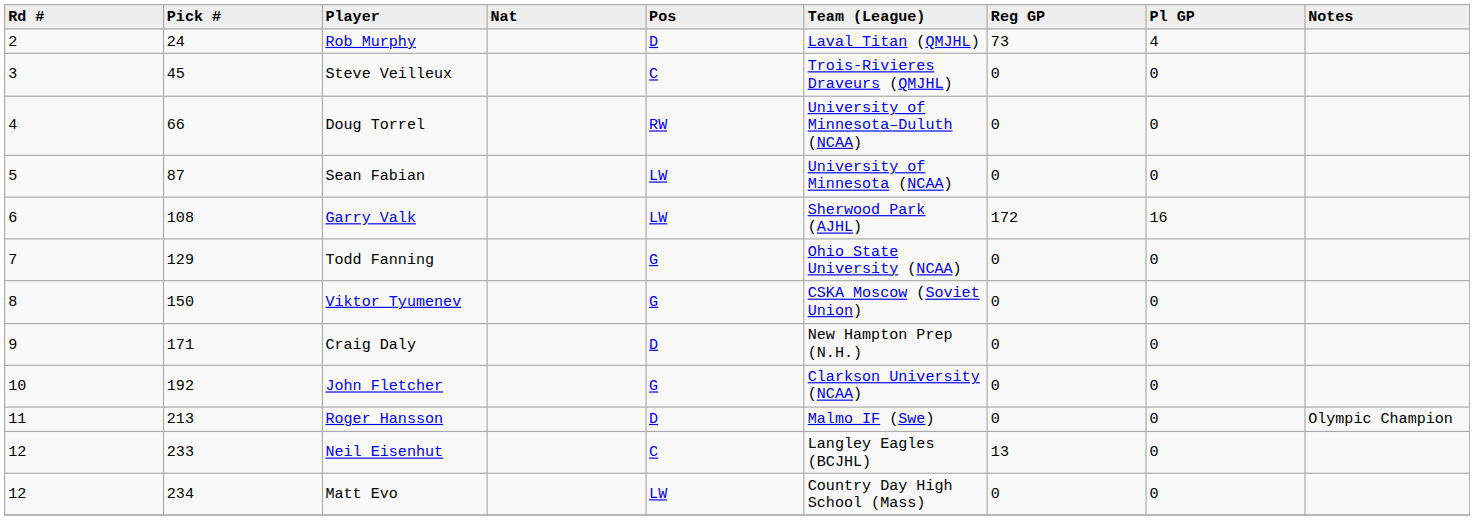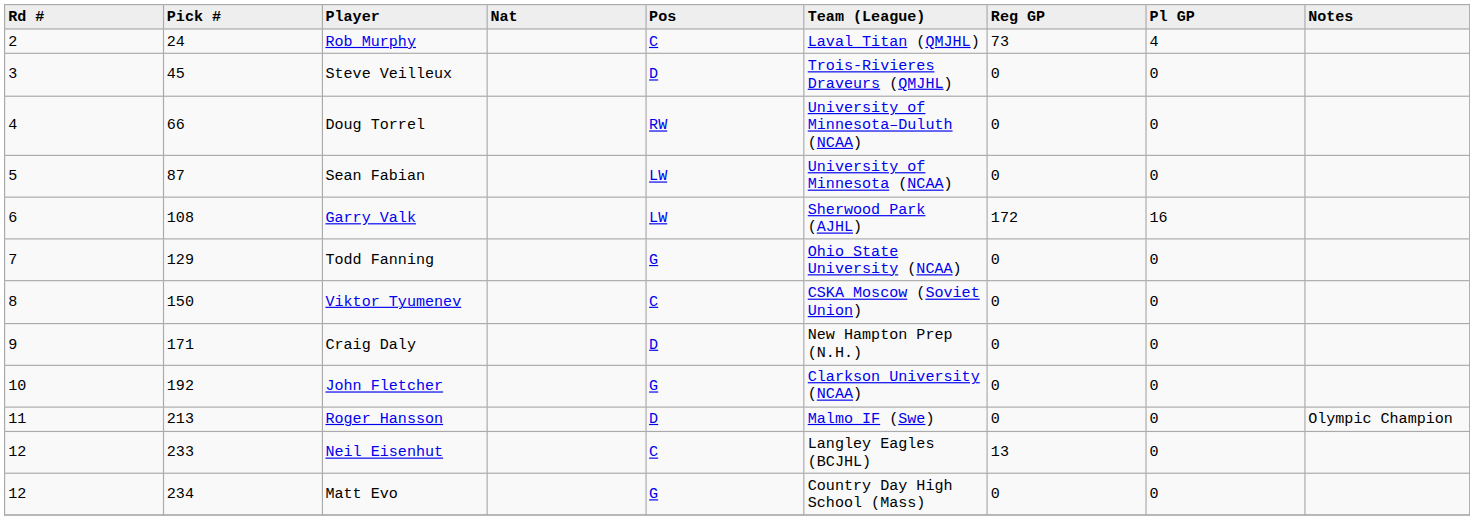(654, 41) D -> (654, 41) C
(654, 75) C -> (654, 75) D
(654, 302) G -> (654, 302) C
(658, 494) LW -> (654, 494) G
